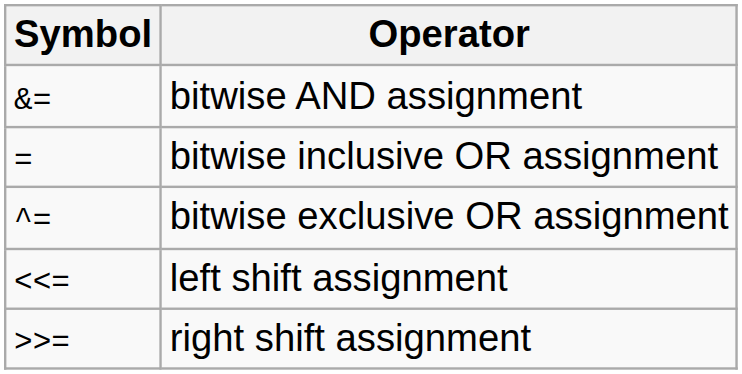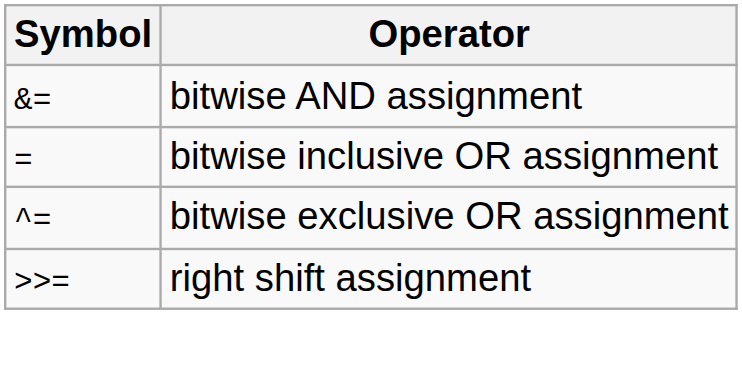- row: (339, 277)
